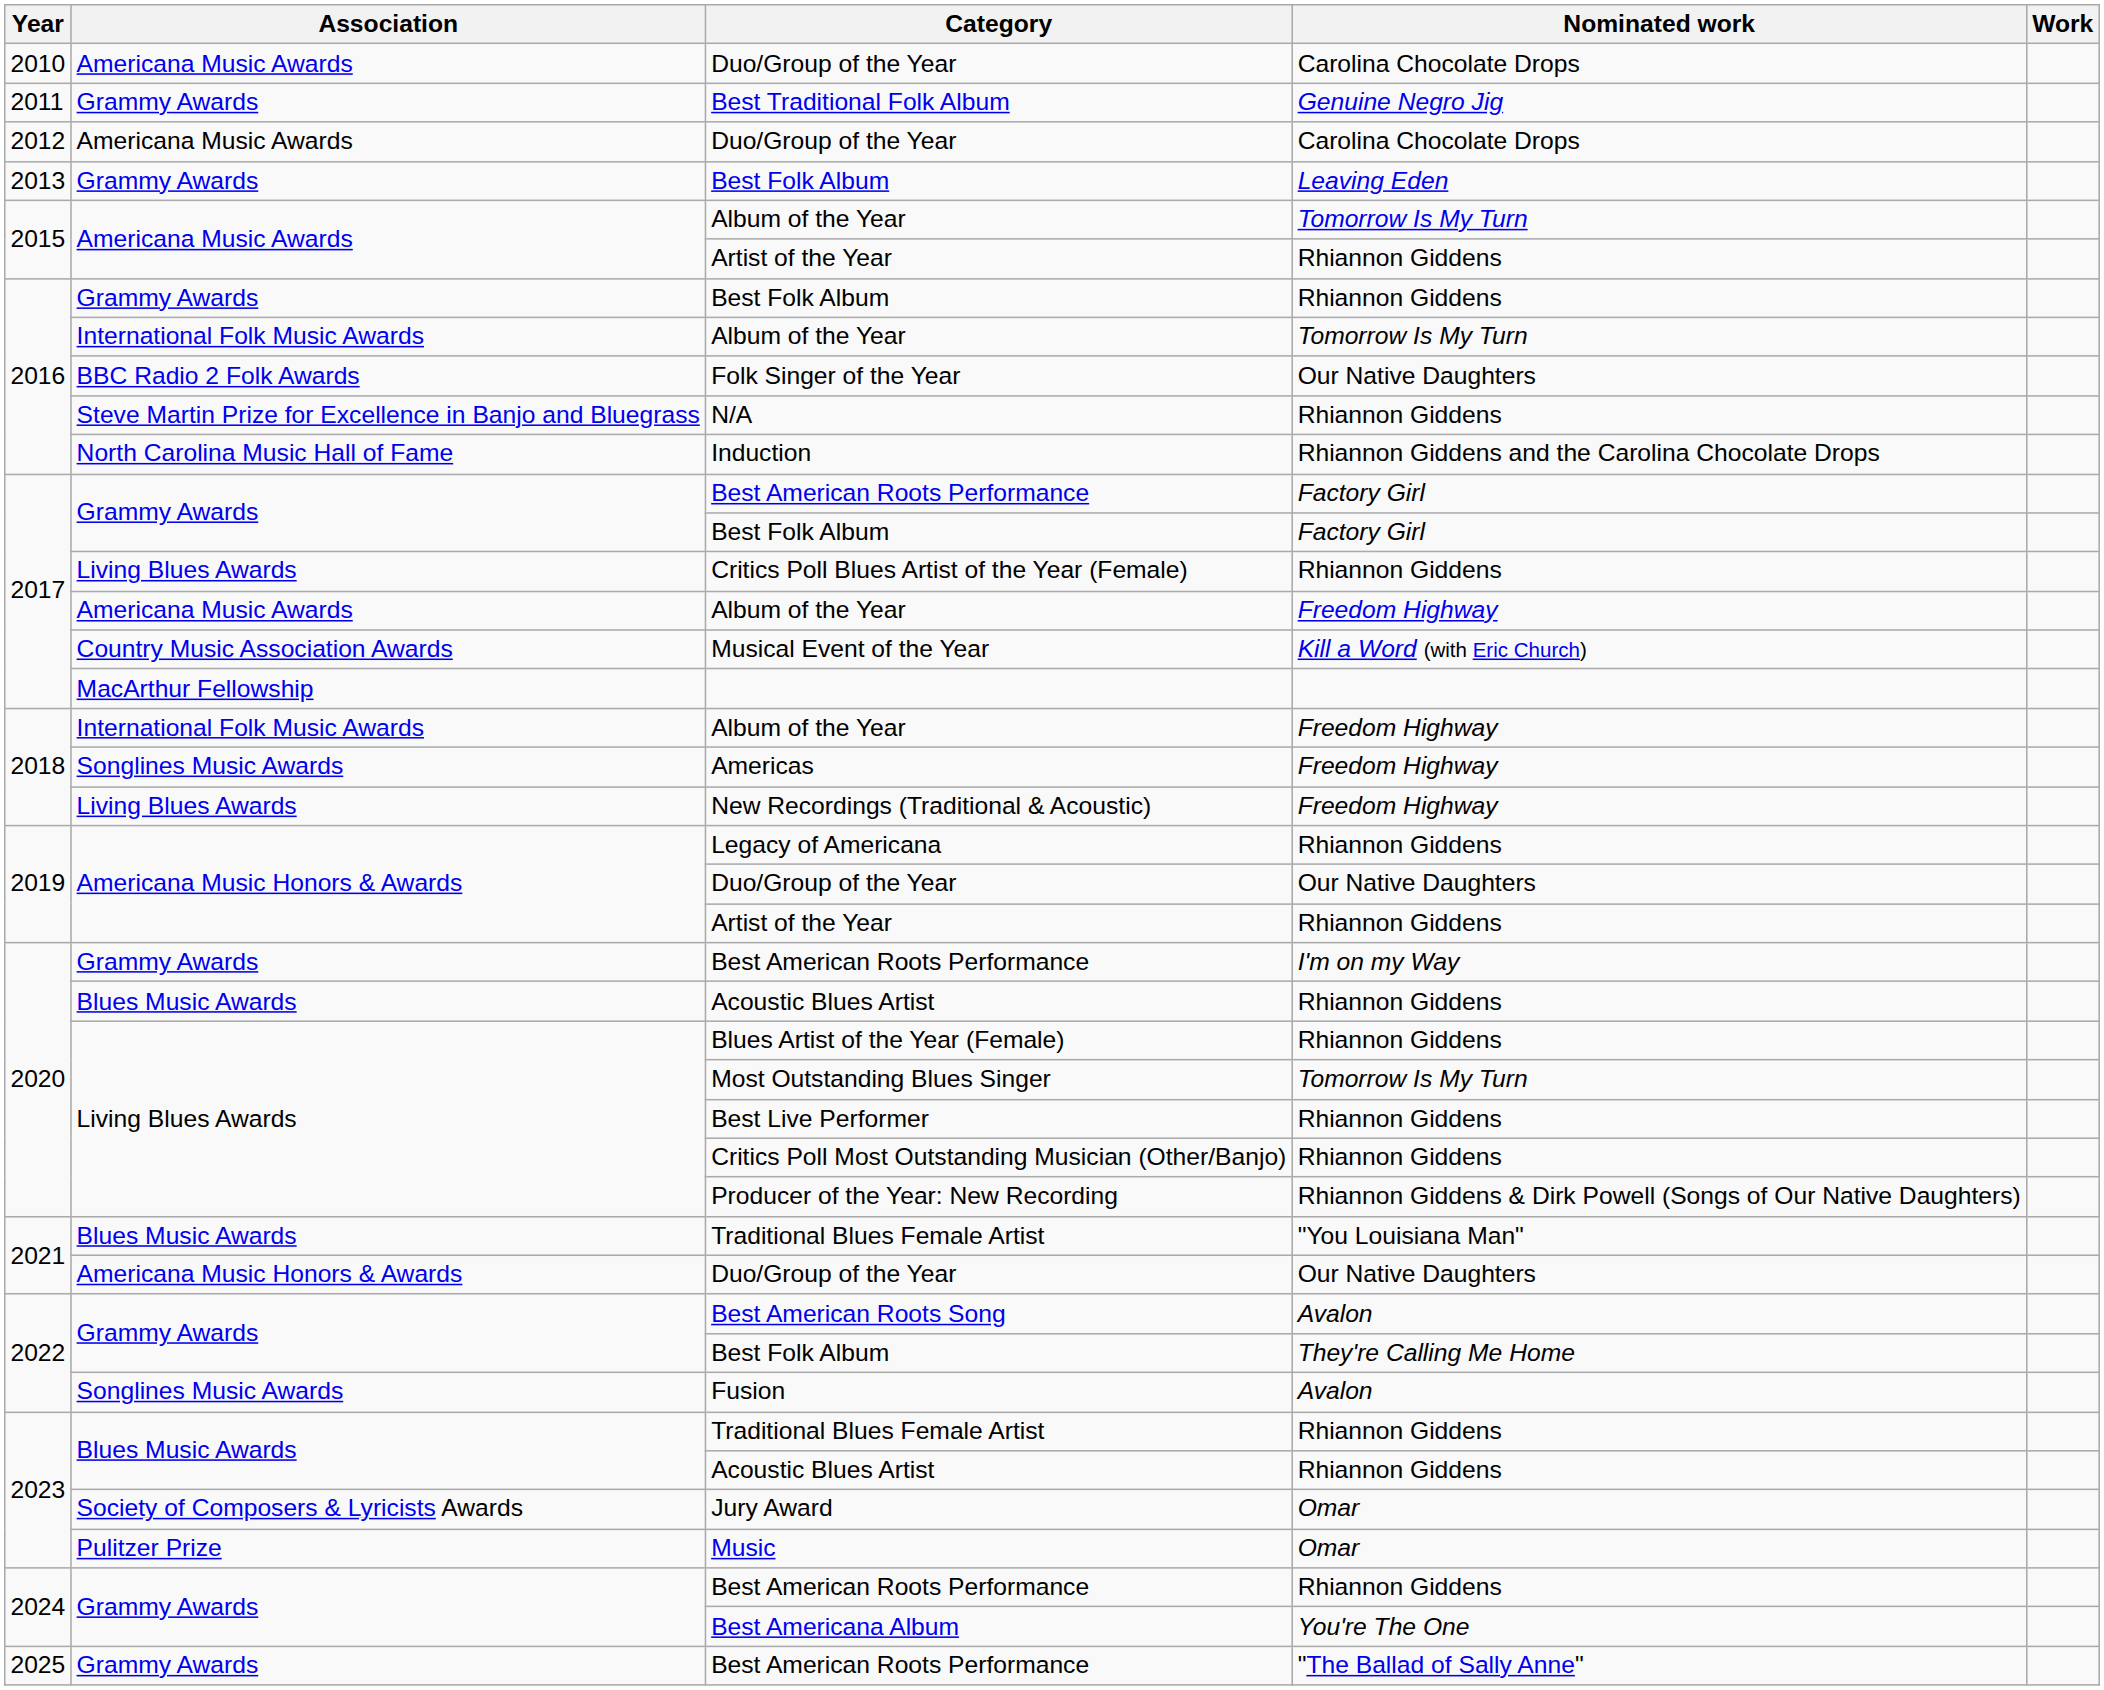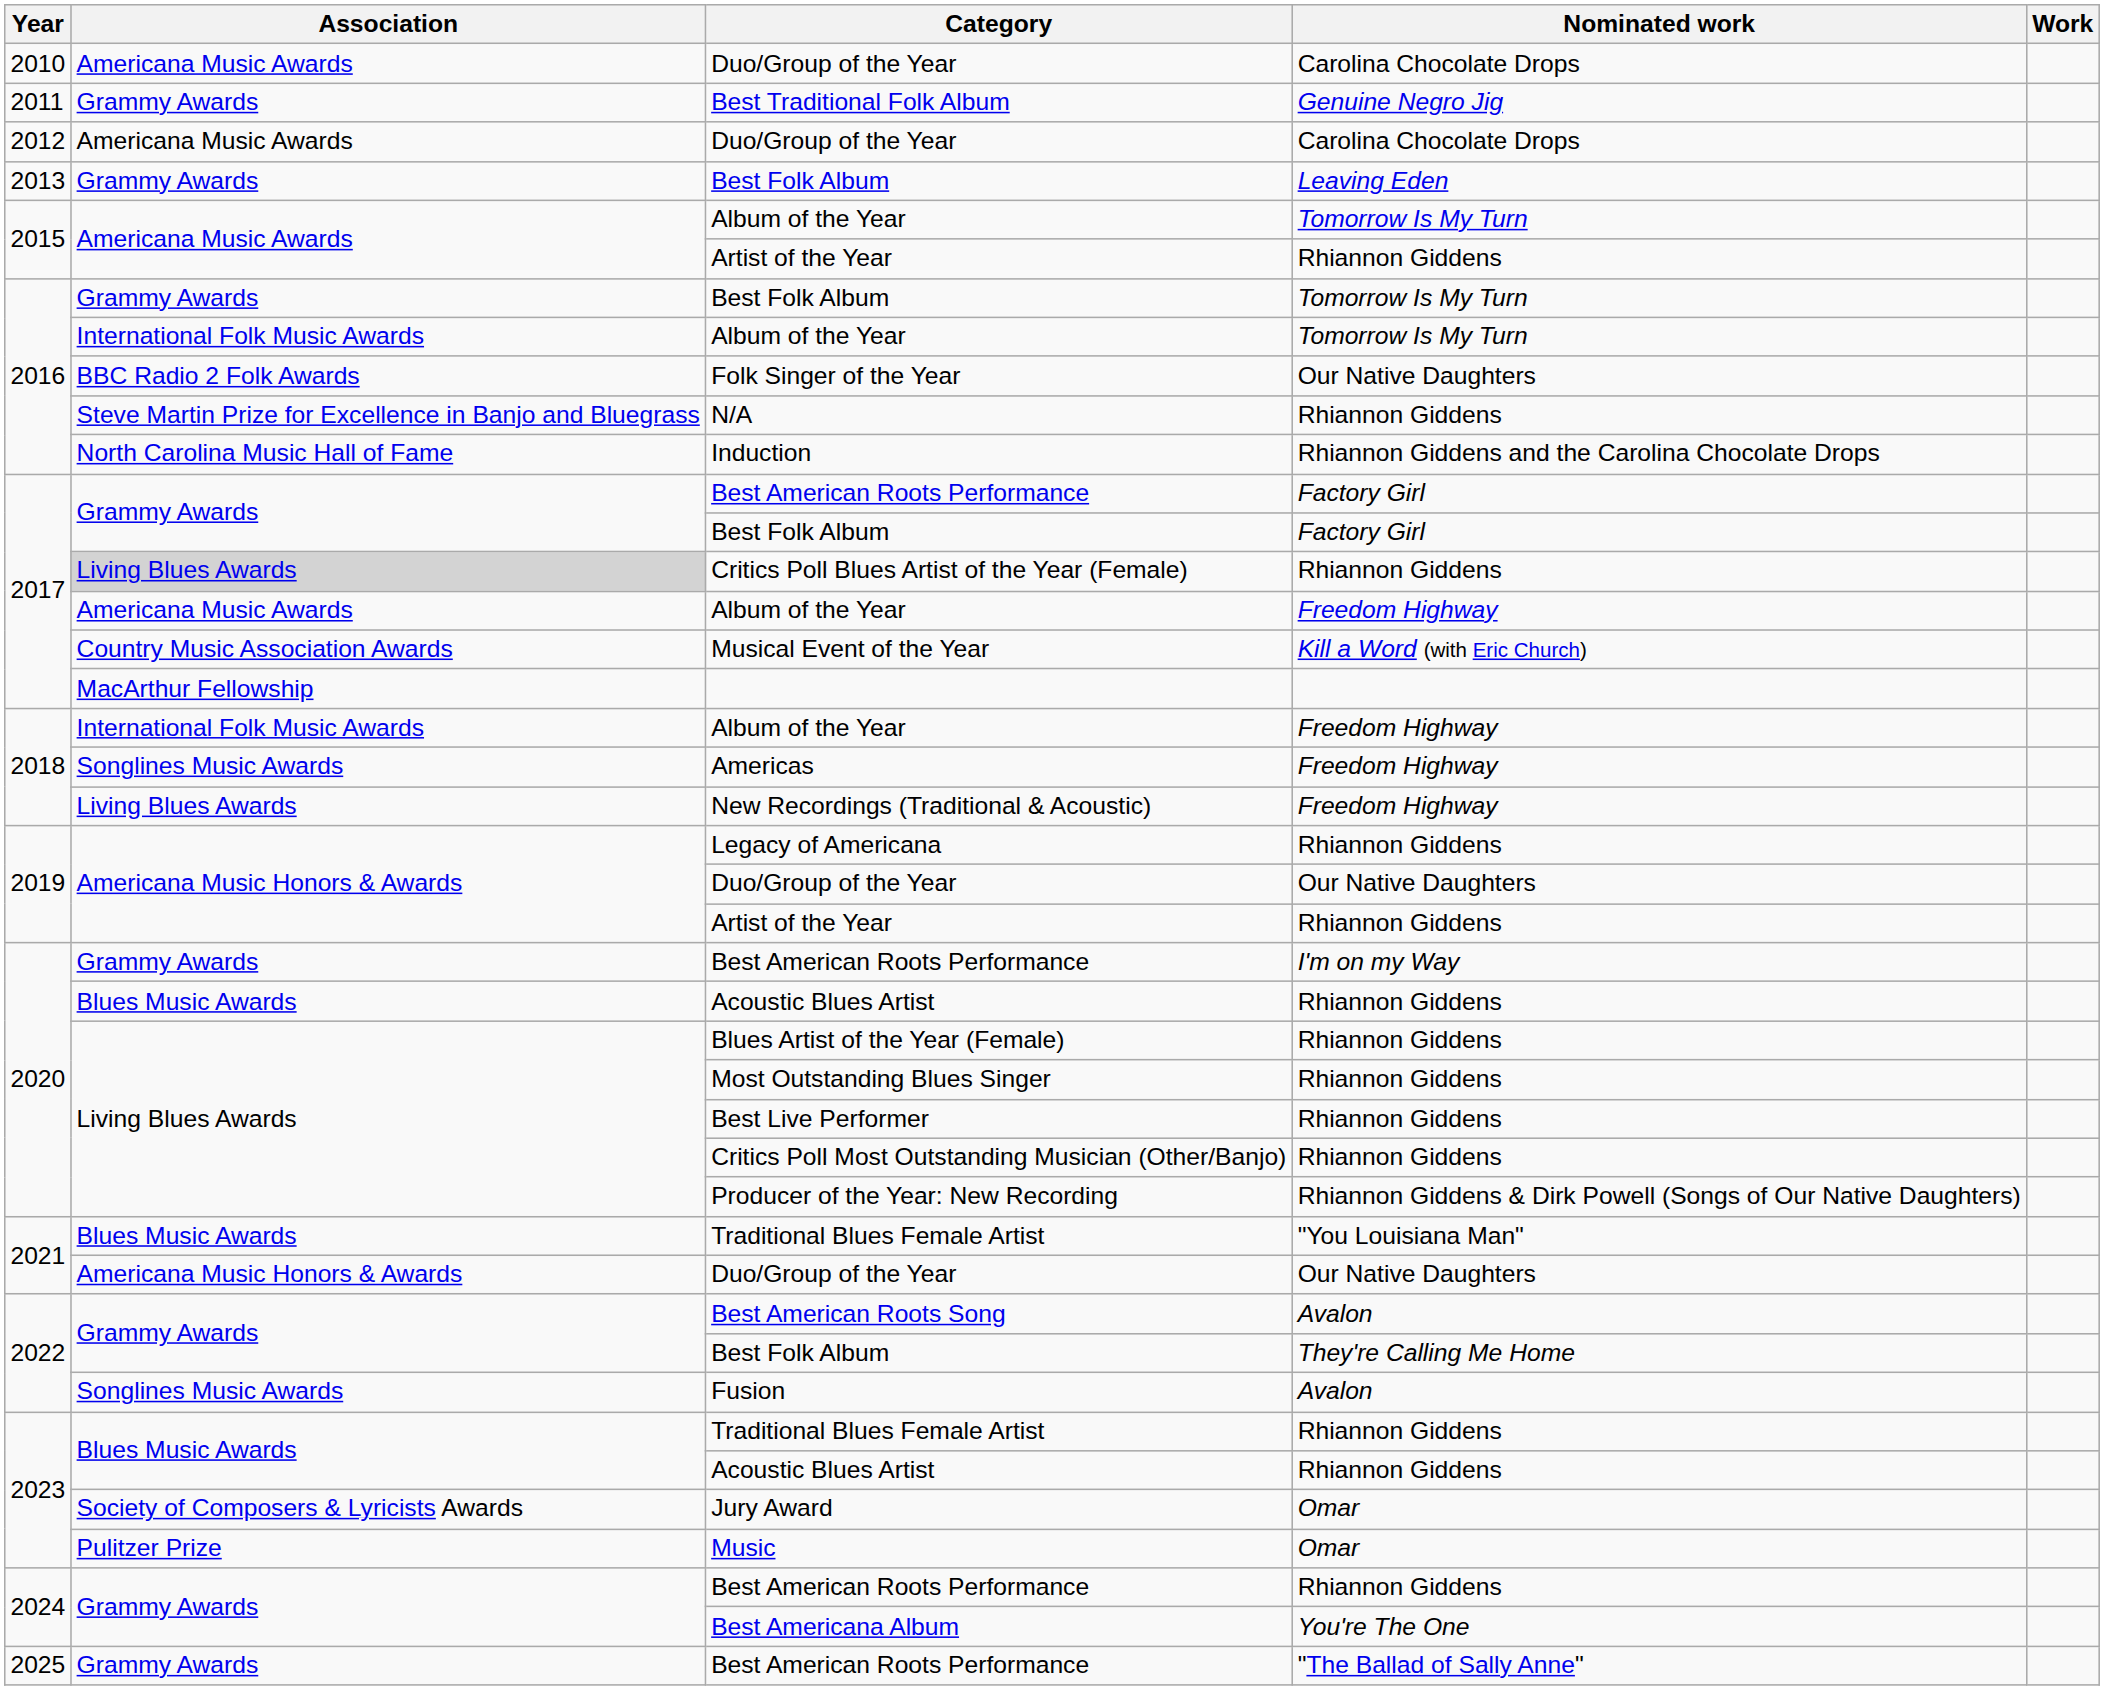(1400, 297) Rhiannon Giddens -> (1413, 297) Tomorrow Is My Turn
(187, 571) no background -> (187, 571) lightgrey background
(1413, 1079) Tomorrow Is My Turn -> (1400, 1079) Rhiannon Giddens
